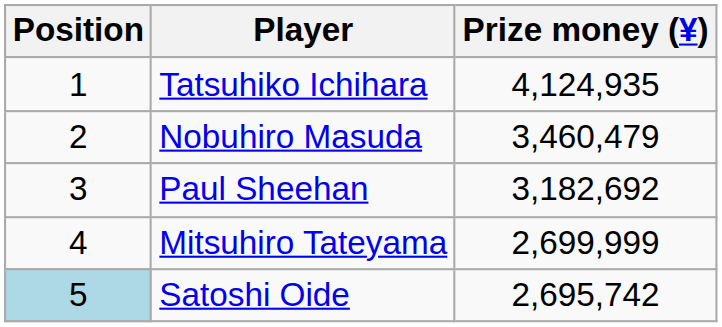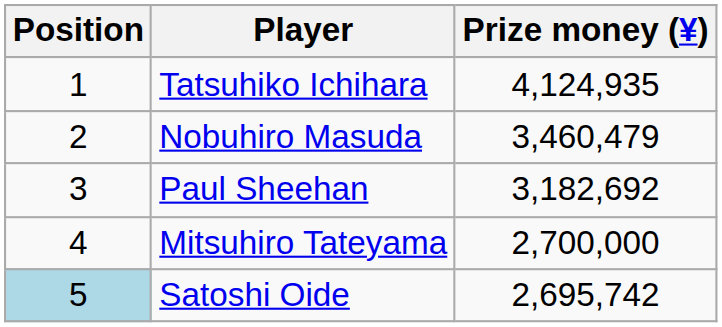(586, 242) 2,699,999 -> (586, 242) 2,700,000
